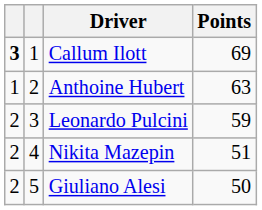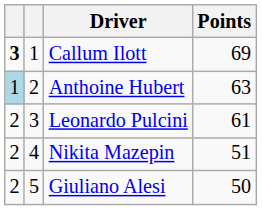(15, 87) no background -> (15, 87) lightblue background
(241, 120) 59 -> (241, 120) 61
